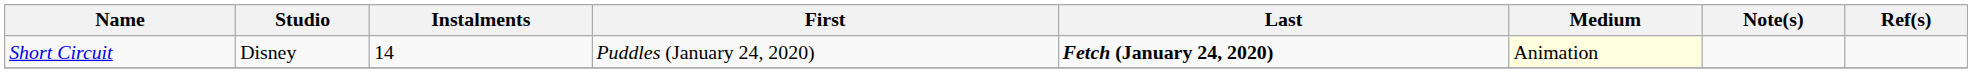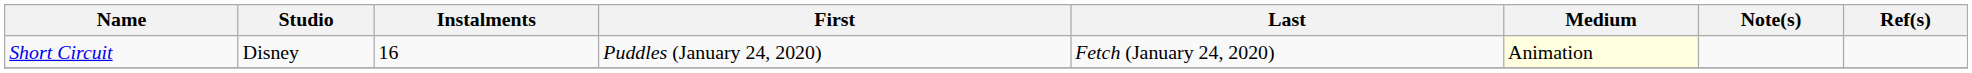(384, 51) 14 -> (388, 51) 16
(1168, 51) bold -> (1175, 51) normal
